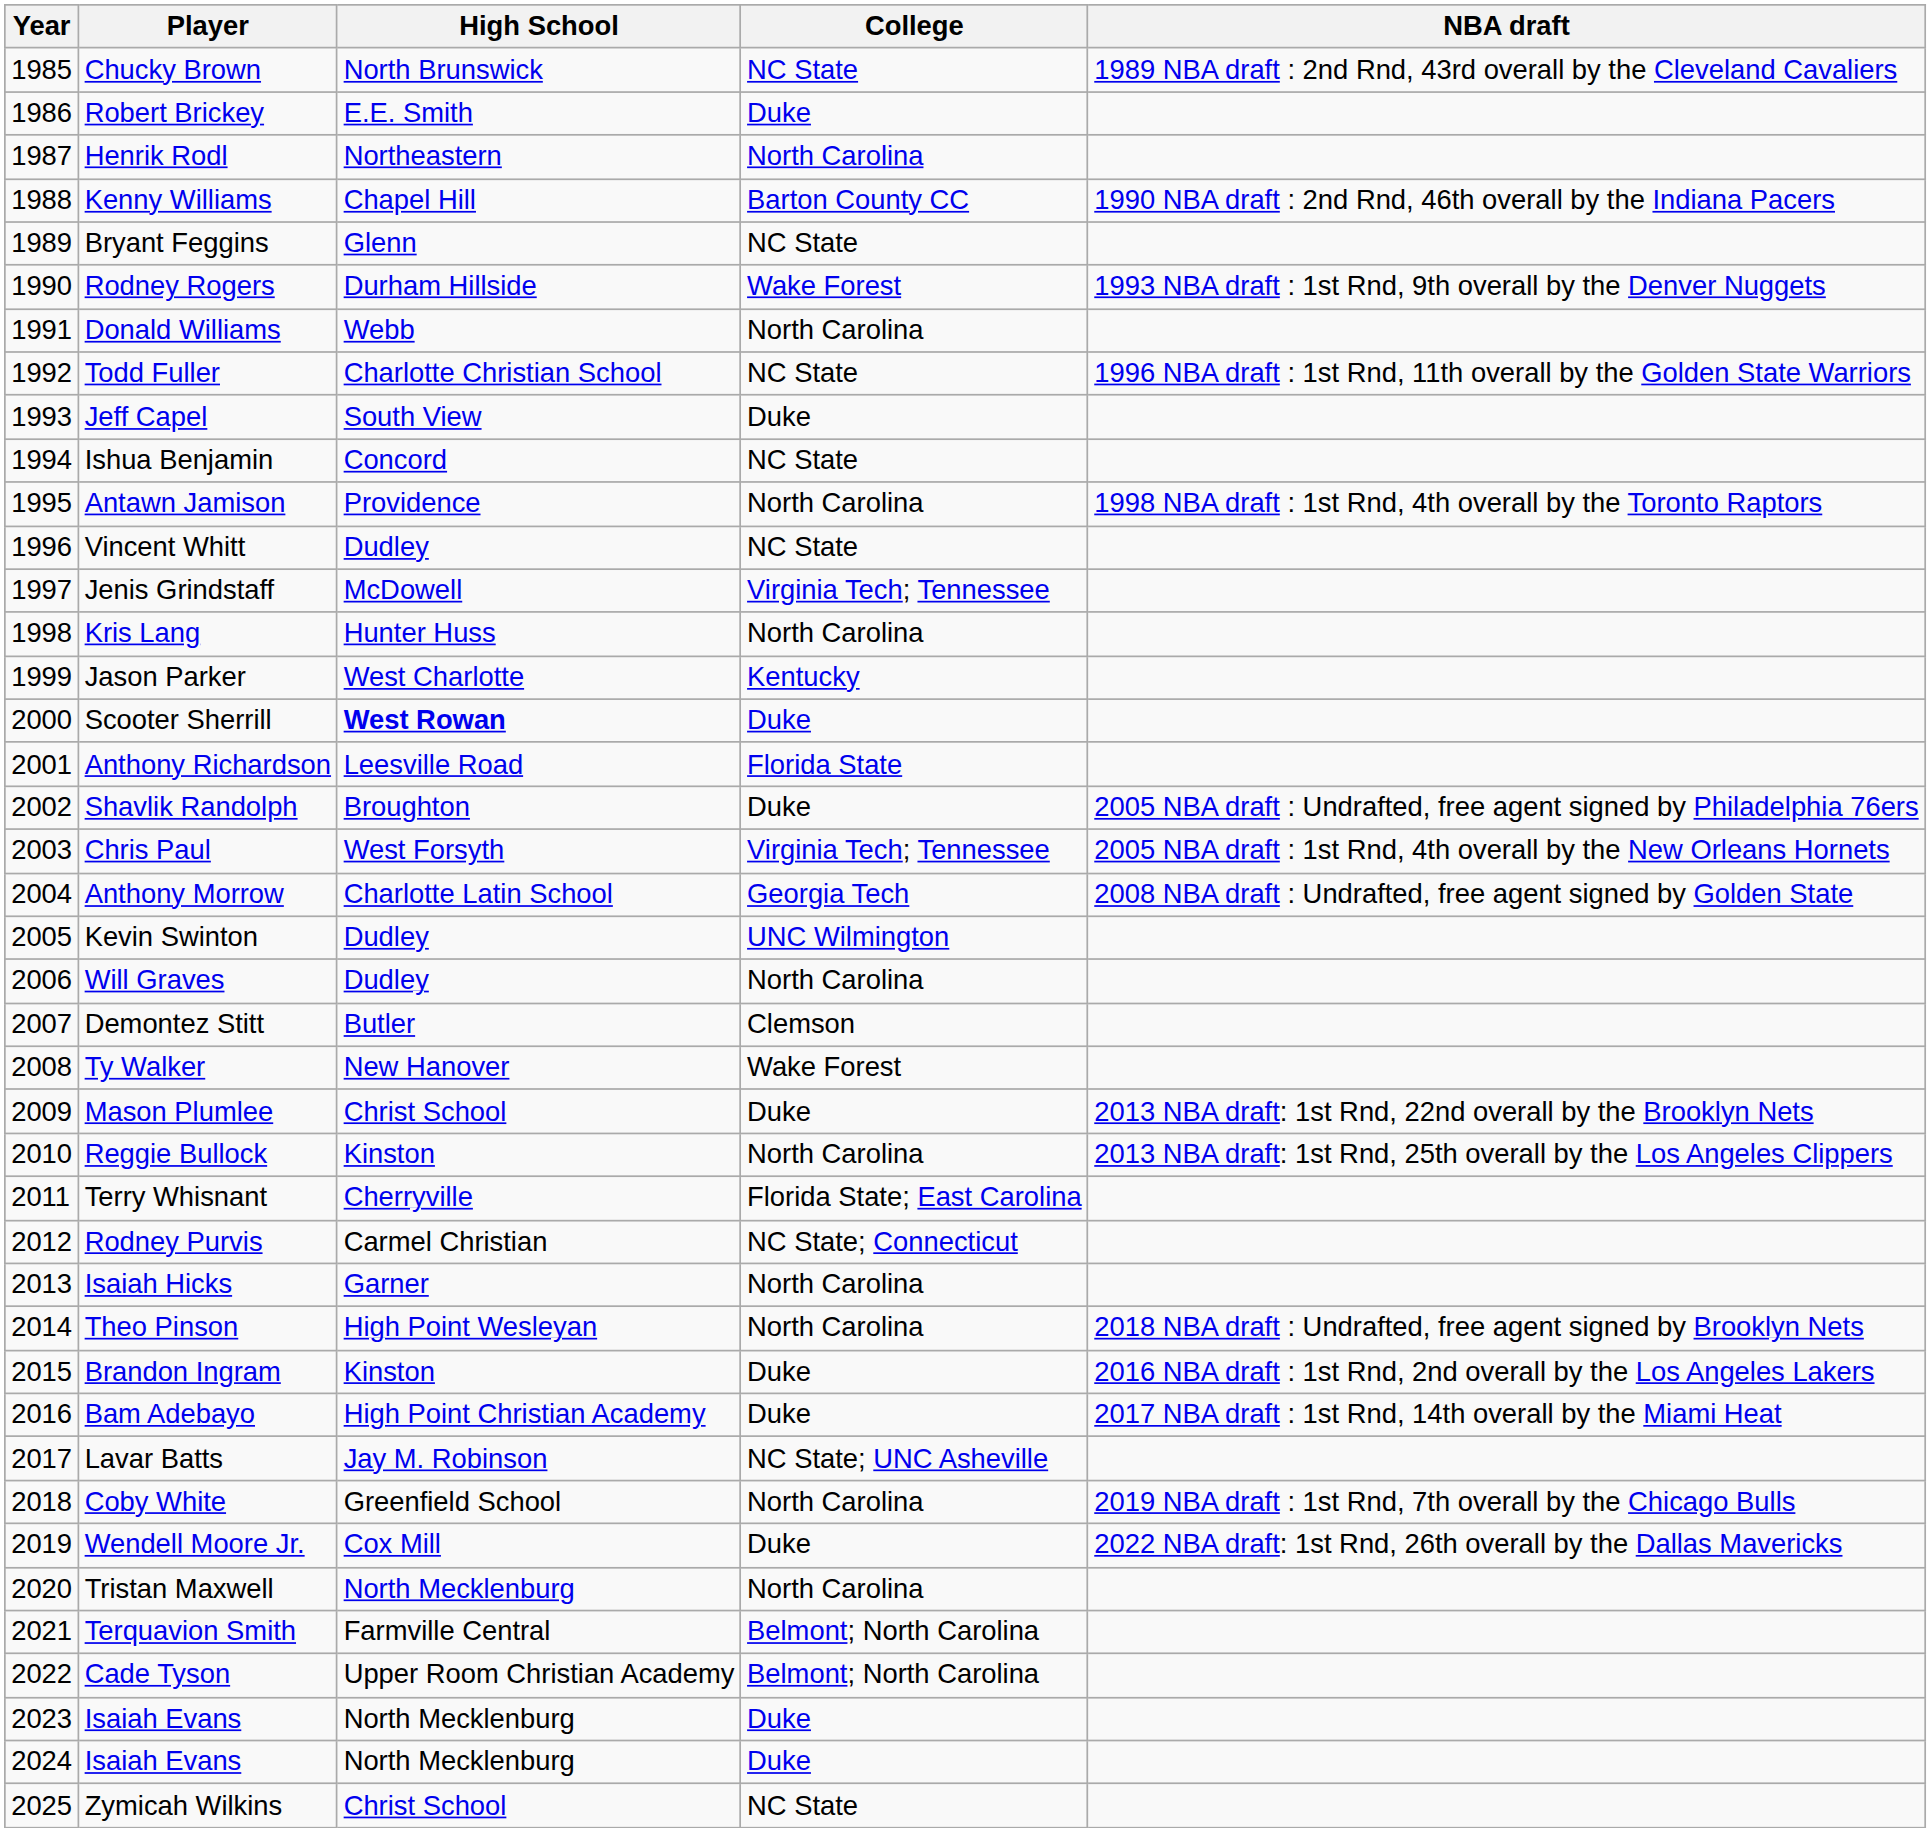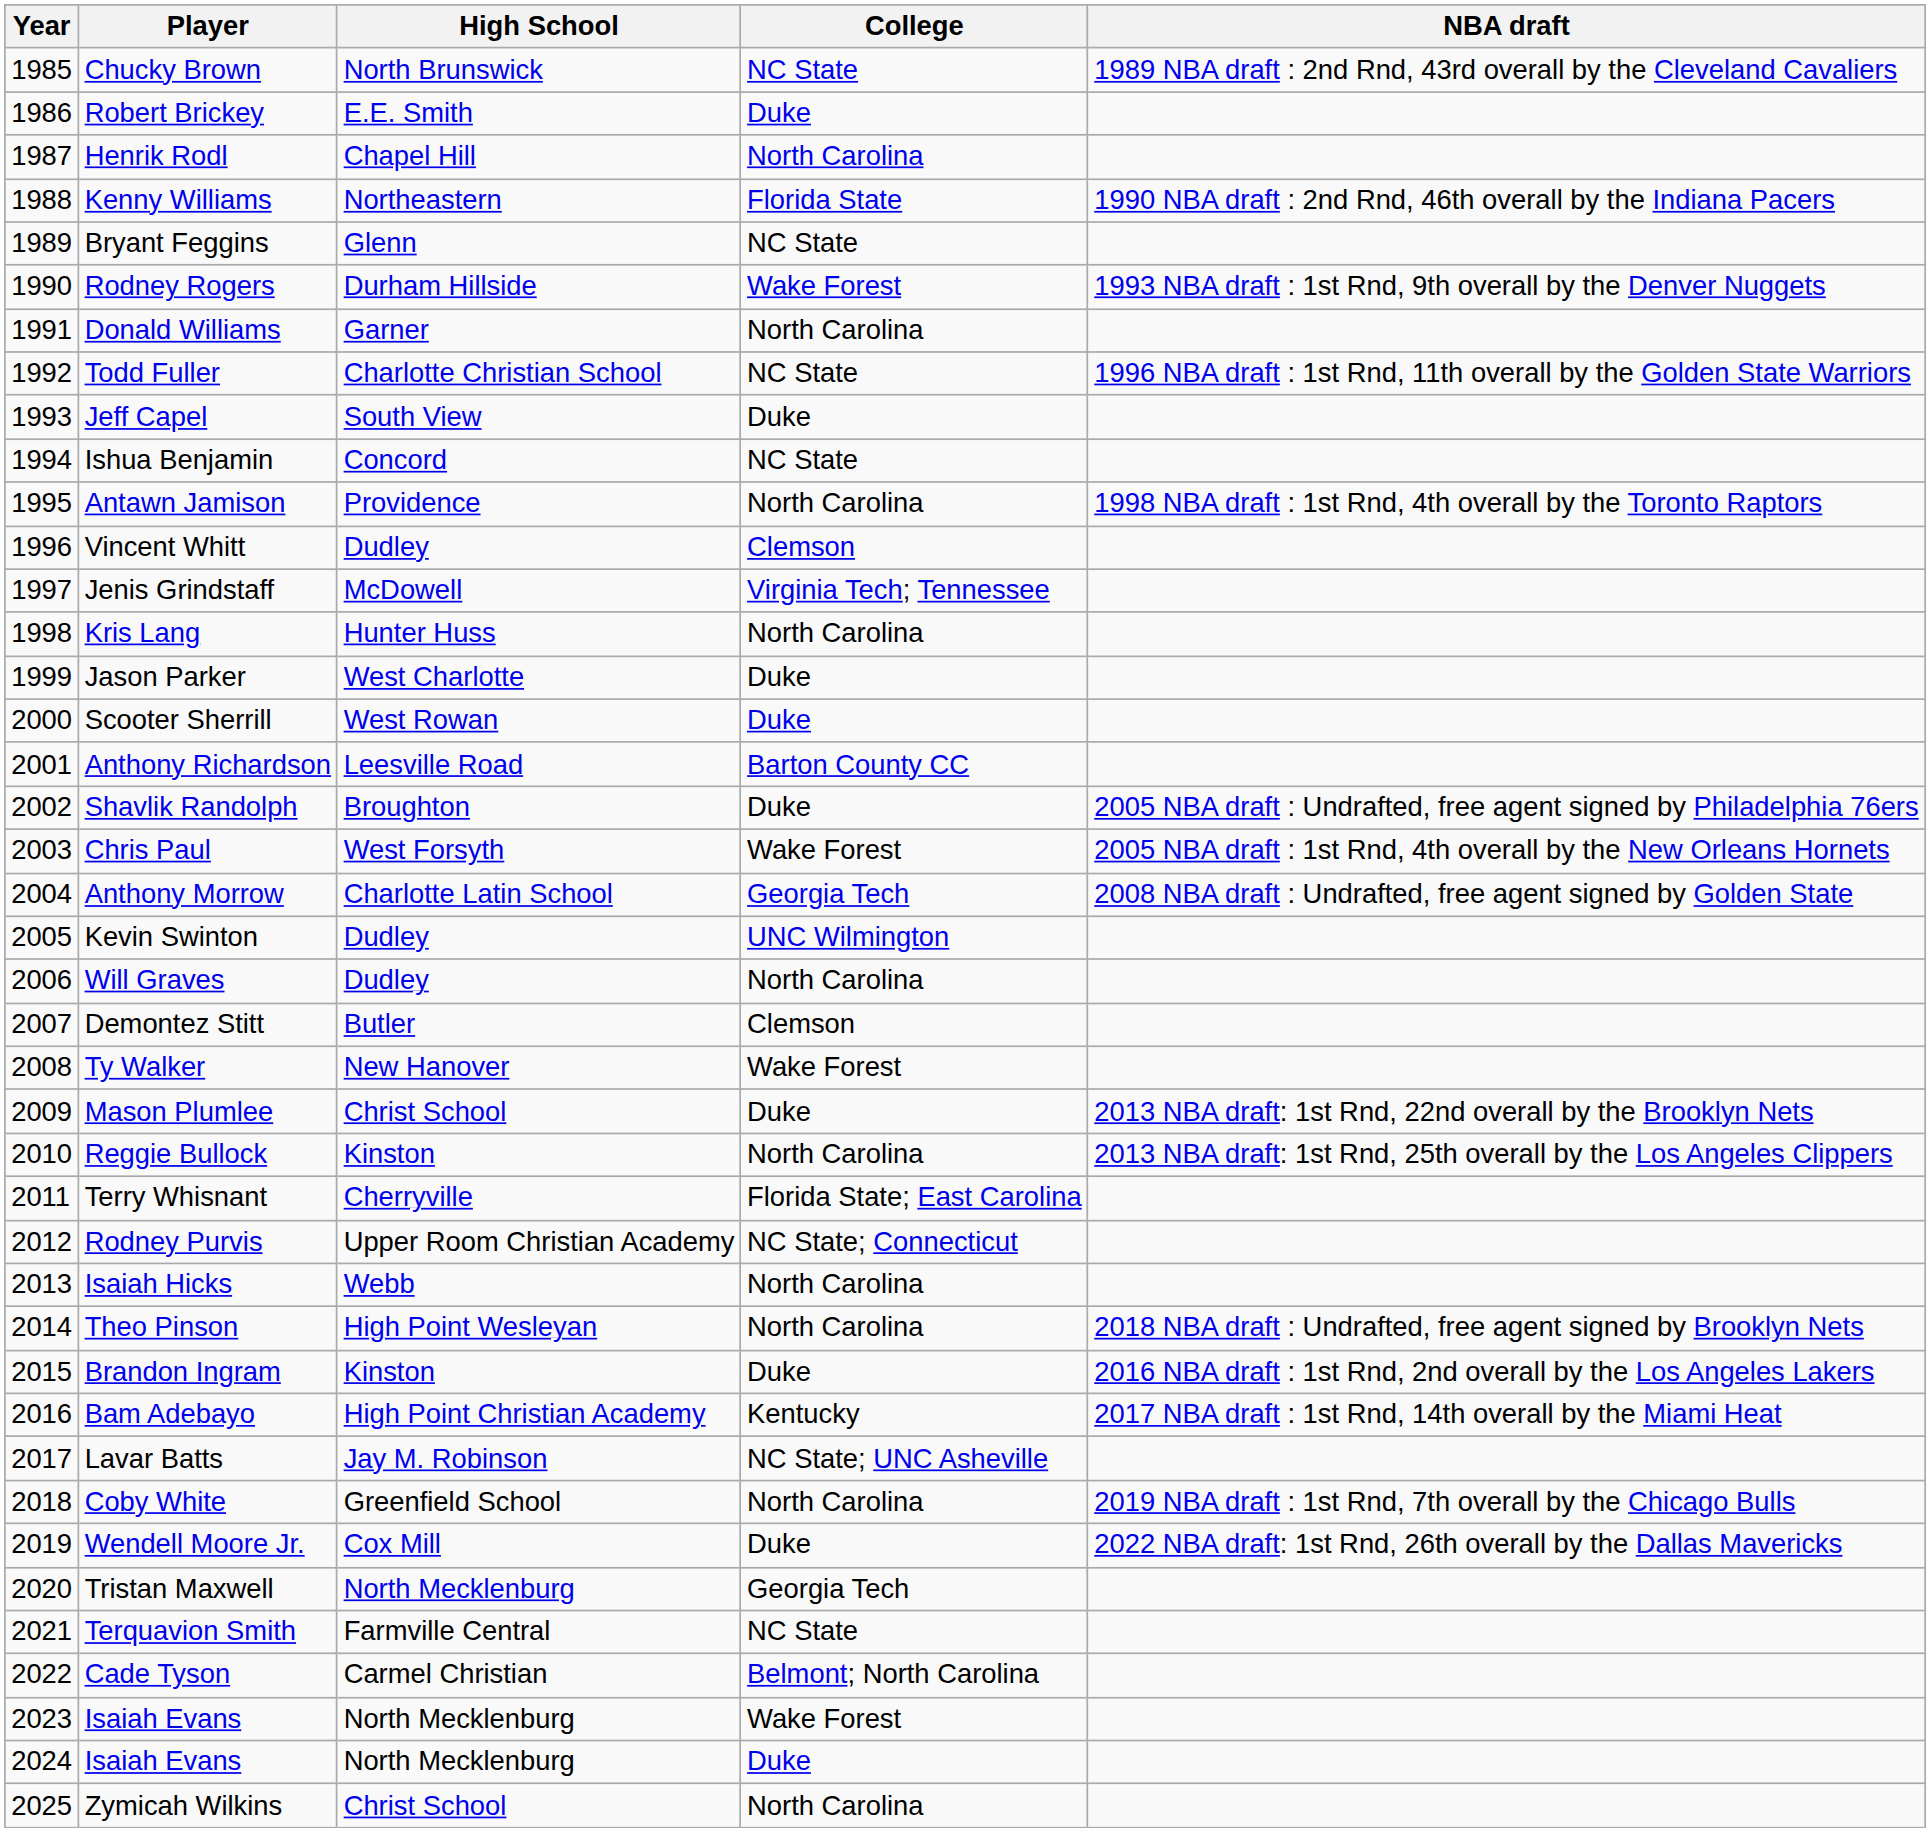(423, 156) Northeastern -> (410, 156) Chapel Hill
(410, 199) Chapel Hill -> (423, 199) Northeastern
(858, 199) Barton County CC -> (825, 199) Florida State
(379, 329) Webb -> (386, 329) Garner
(803, 546) NC State -> (801, 546) Clemson
(803, 677) Kentucky -> (779, 677) Duke
(425, 720) bold -> (421, 720) normal
(825, 763) Florida State -> (858, 763) Barton County CC
(898, 850) Virginia Tech; Tennessee -> (824, 850) Wake Forest
(446, 1241) Carmel Christian -> (539, 1241) Upper Room Christian Academy
(386, 1284) Garner -> (379, 1284) Webb
(779, 1414) Duke -> (803, 1414) Kentucky
(835, 1588) North Carolina -> (828, 1588) Georgia Tech
(893, 1631) Belmont; North Carolina -> (803, 1631) NC State
(539, 1675) Upper Room Christian Academy -> (446, 1675) Carmel Christian
(779, 1718) Duke -> (824, 1718) Wake Forest
(803, 1805) NC State -> (835, 1805) North Carolina
